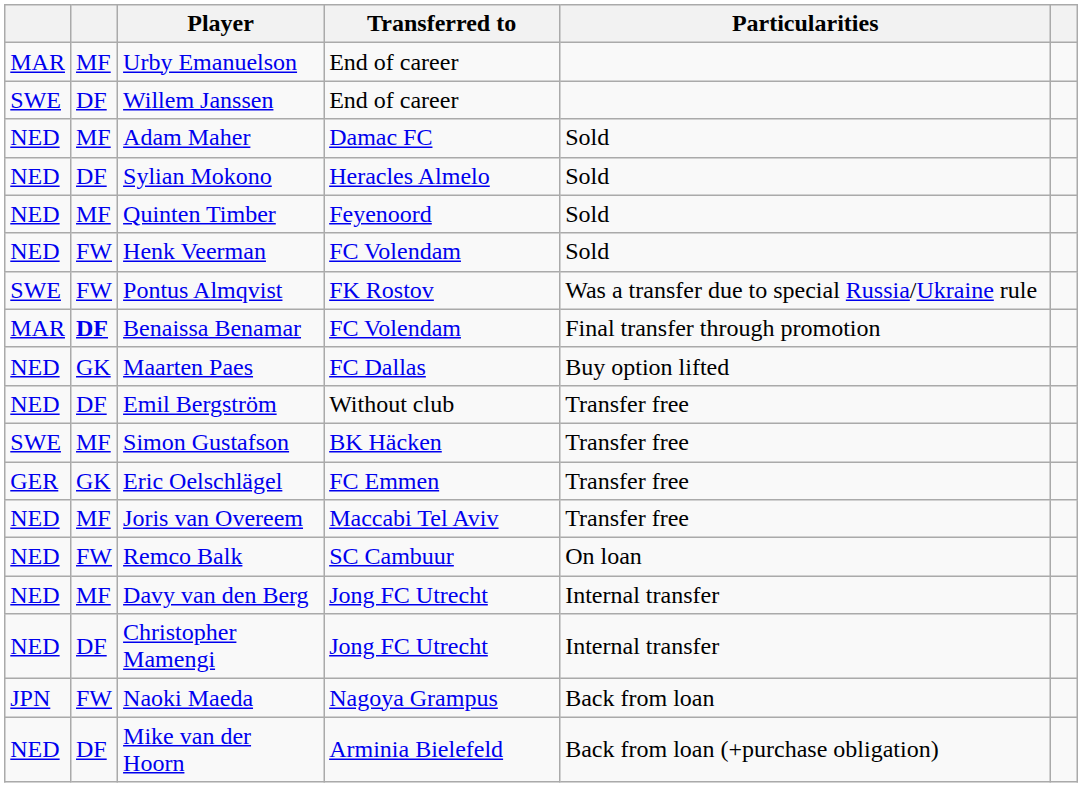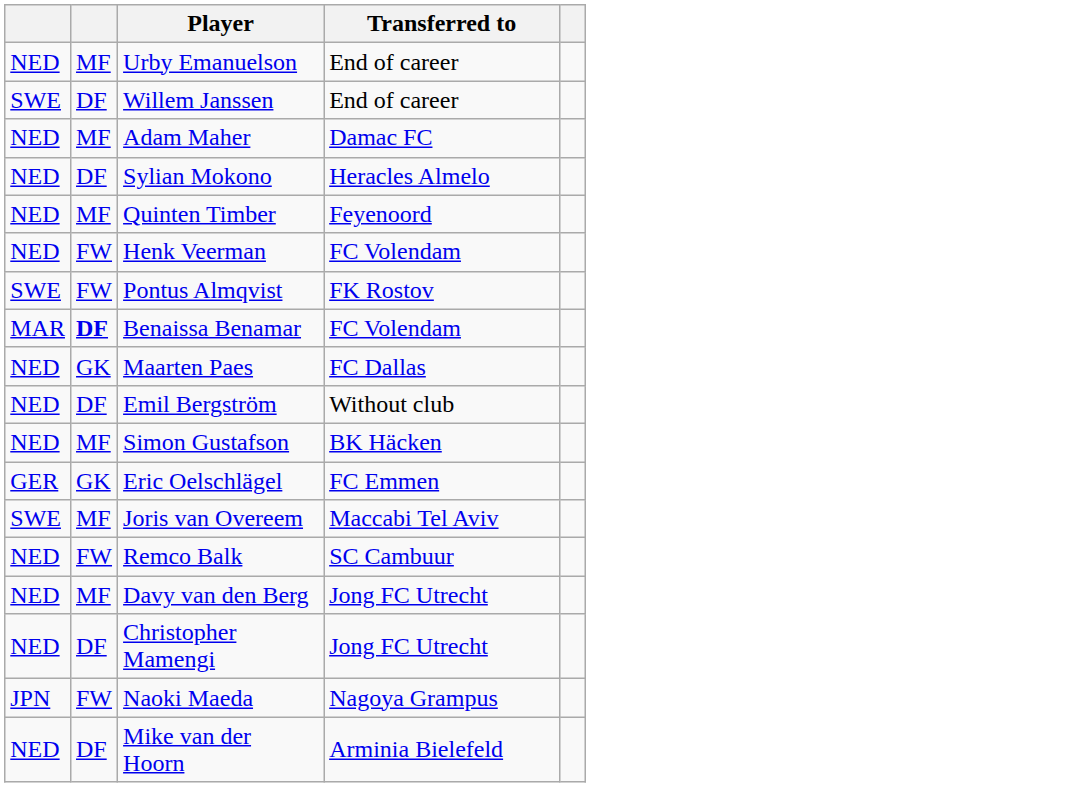- column: (805, 23)
(38, 61) MAR -> (35, 61) NED
(36, 442) SWE -> (35, 442) NED
(35, 518) NED -> (36, 518) SWE
